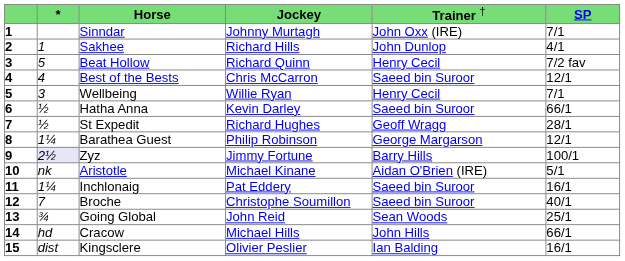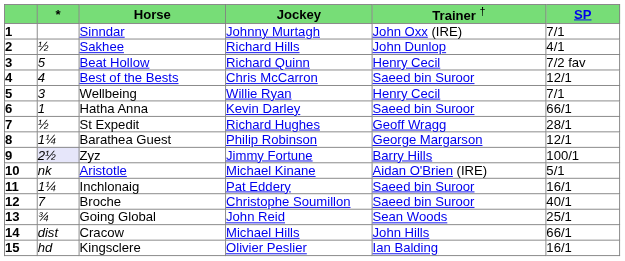(41, 47) 1 -> (43, 47) ½
(43, 108) ½ -> (41, 108) 1
(45, 232) hd -> (48, 232) dist
(48, 248) dist -> (45, 248) hd
